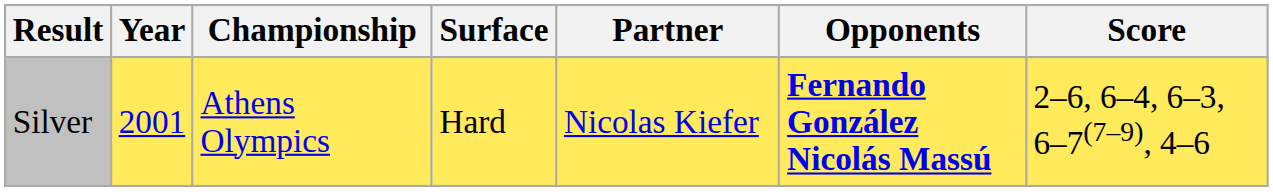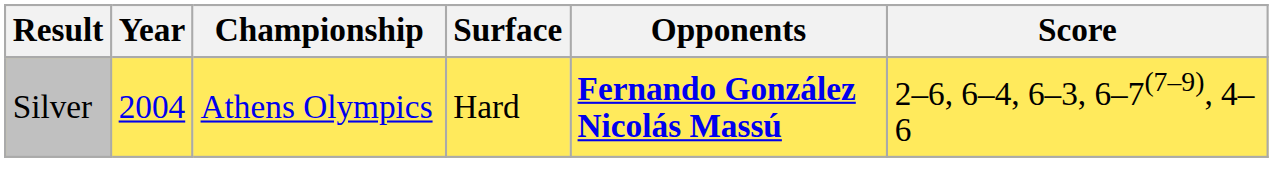- column: (668, 30)
(152, 121) 2001 -> (152, 106) 2004
